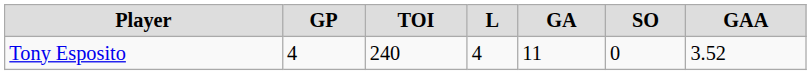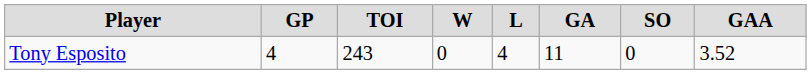+ column: (462, 20)
(385, 52) 240 -> (358, 52) 243
